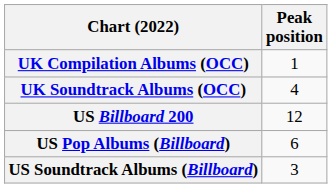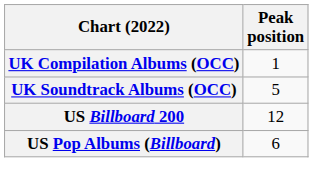(294, 90) 4 -> (276, 90) 5
- row: (133, 169)
